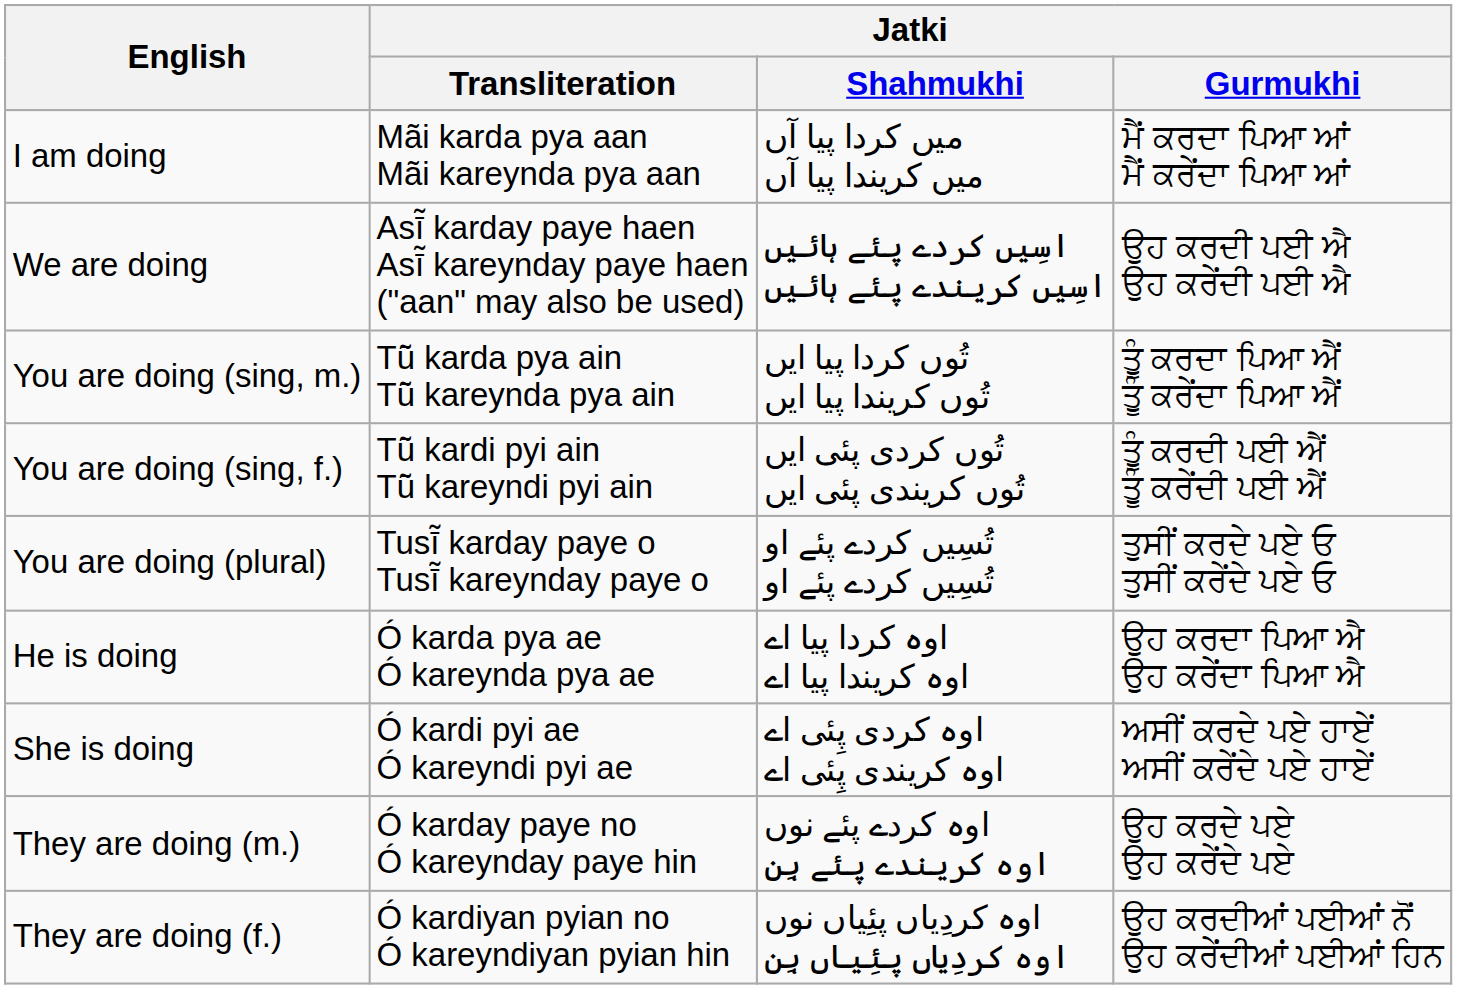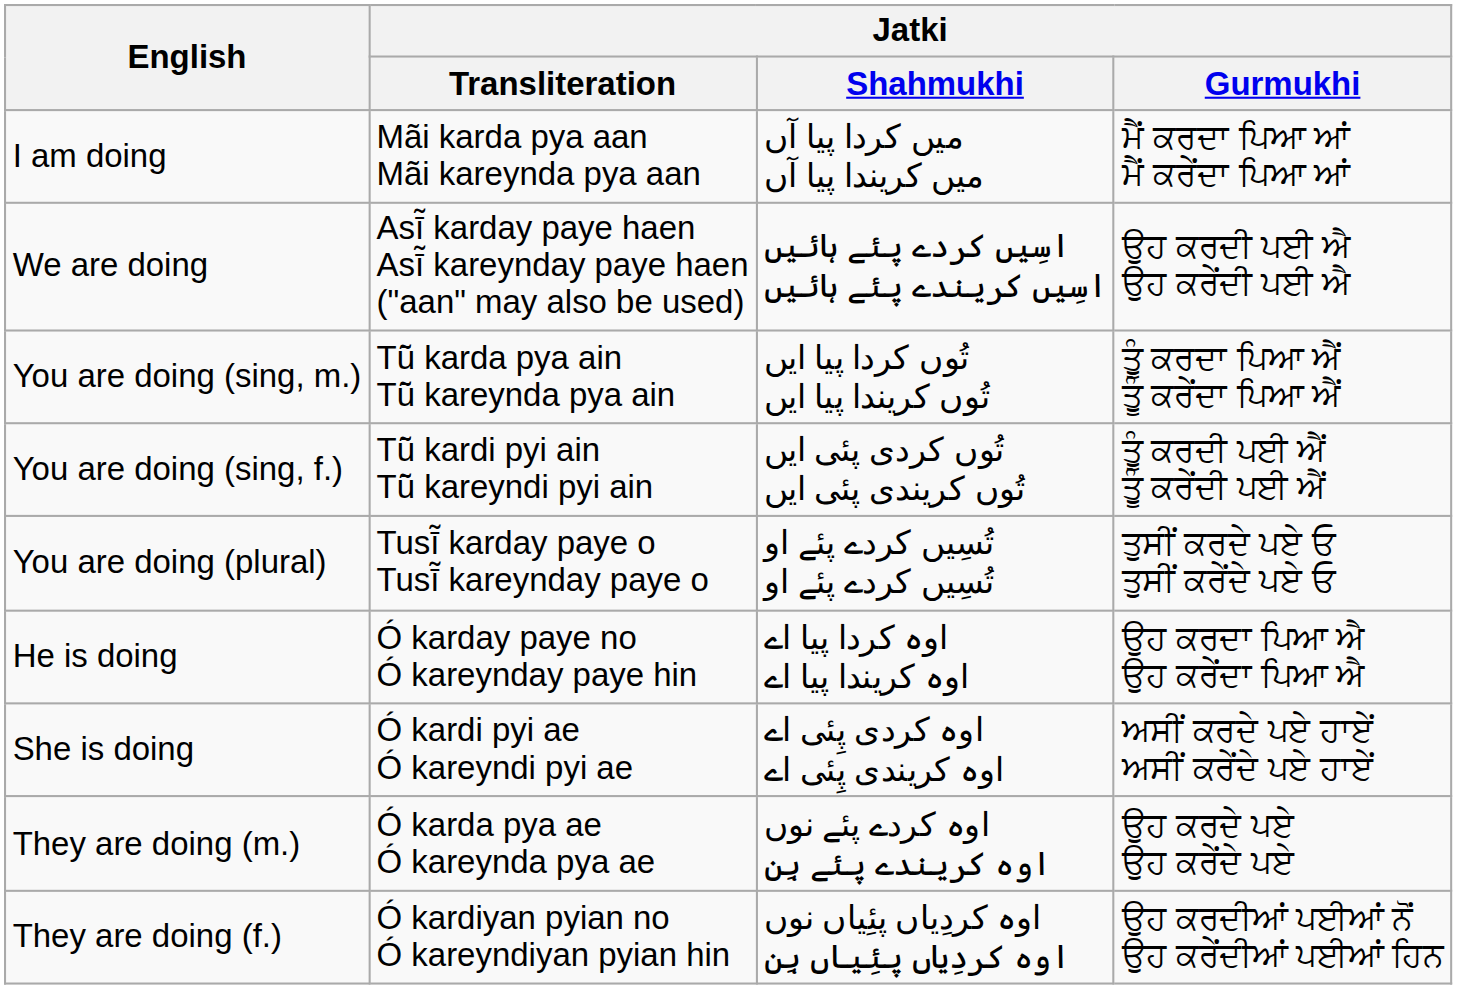(516, 656) Ó karda pya ae Ó kareynda pya ae -> (537, 656) Ó karday paye no Ó kareynday paye hin
(537, 843) Ó karday paye no Ó kareynday paye hin -> (516, 843) Ó karda pya ae Ó kareynda pya ae
